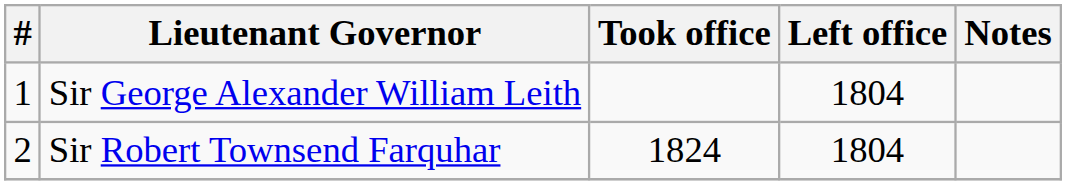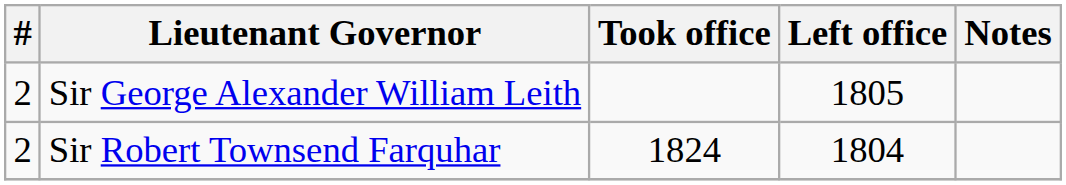(23, 91) 1 -> (23, 91) 2
(867, 91) 1804 -> (867, 91) 1805
